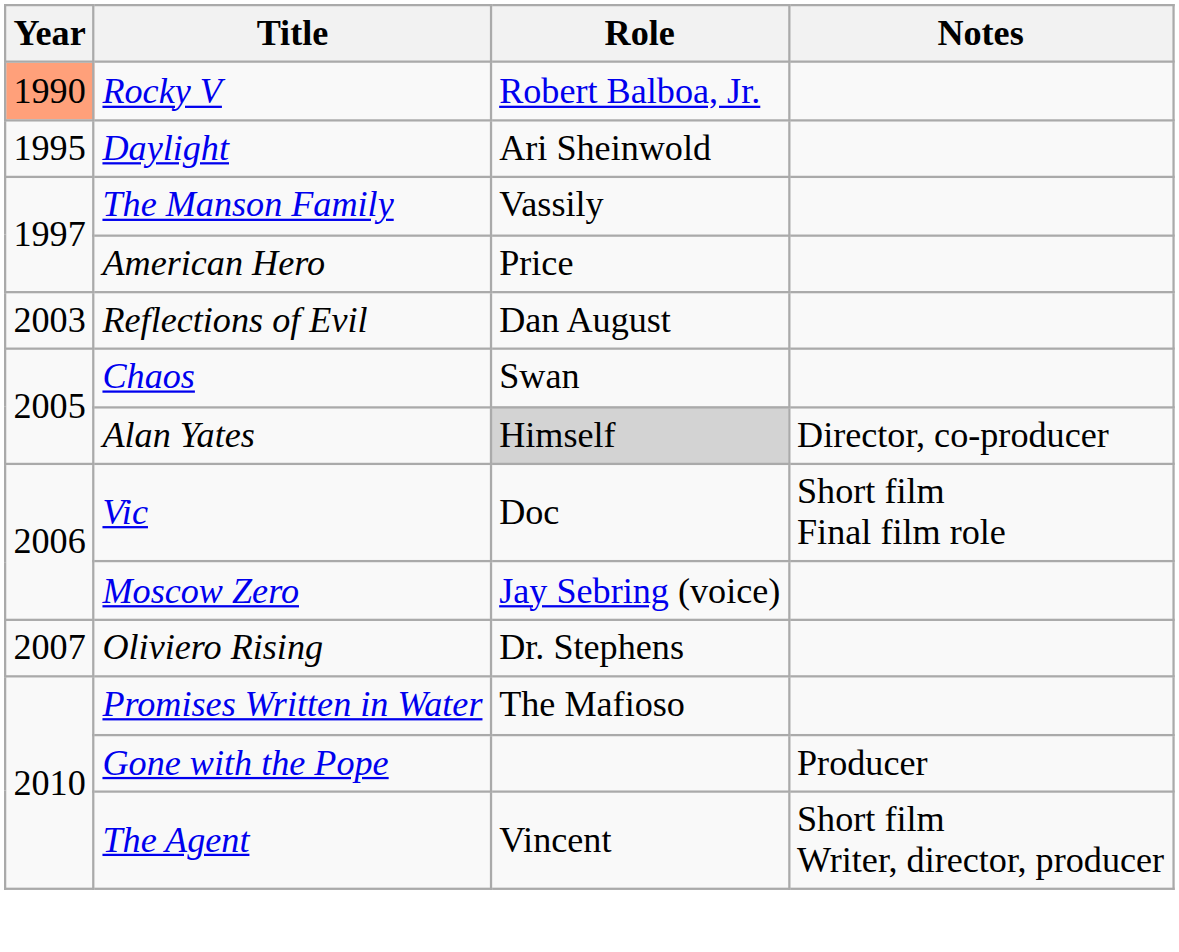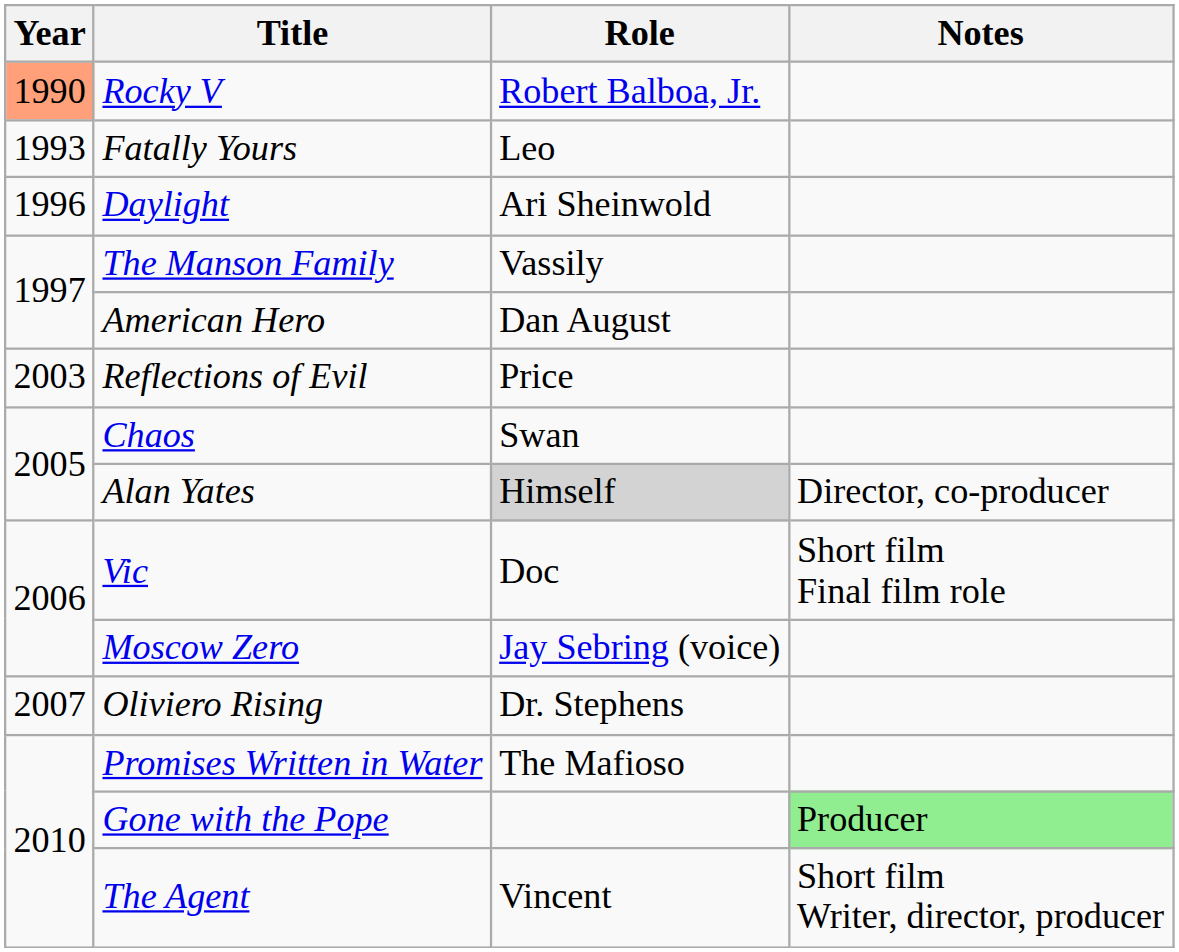+ row: (200, 147)
(50, 147) 1995 -> (50, 205) 1996
(536, 262) Price -> (585, 319) Dan August
(585, 319) Dan August -> (536, 377) Price
(862, 762) no background -> (862, 819) lightgreen background
